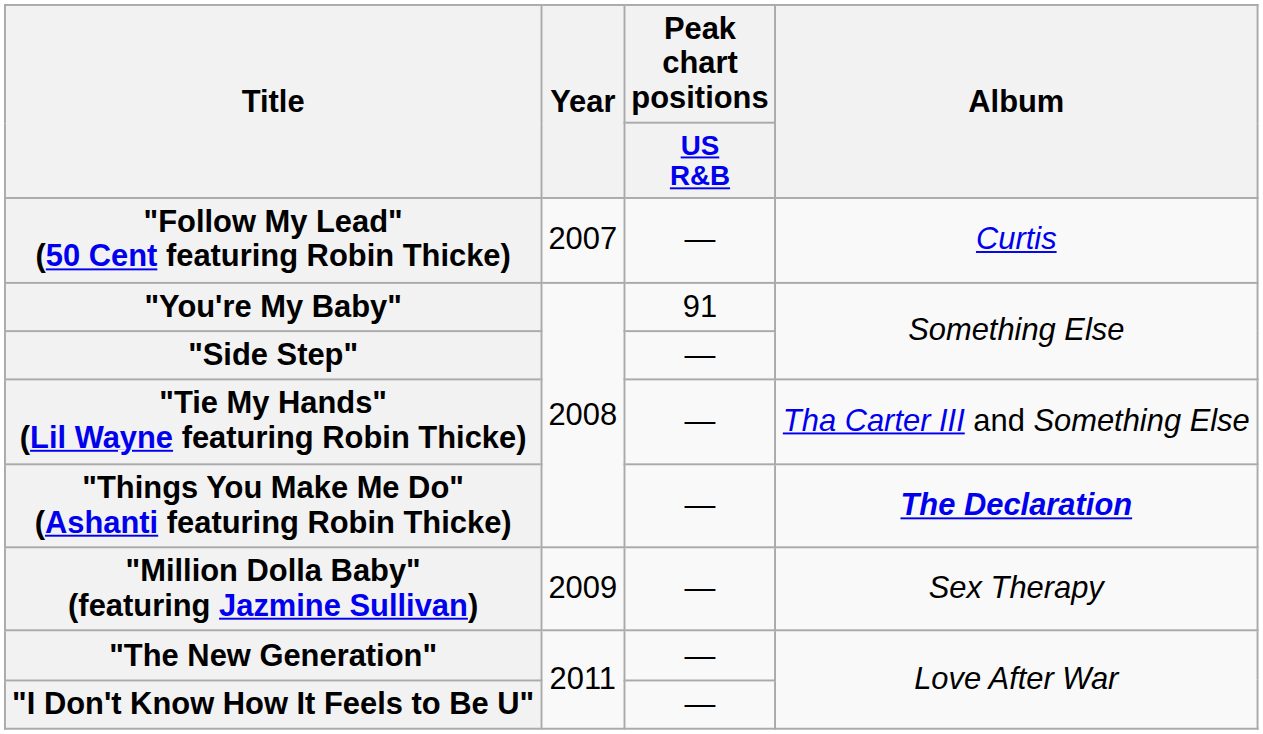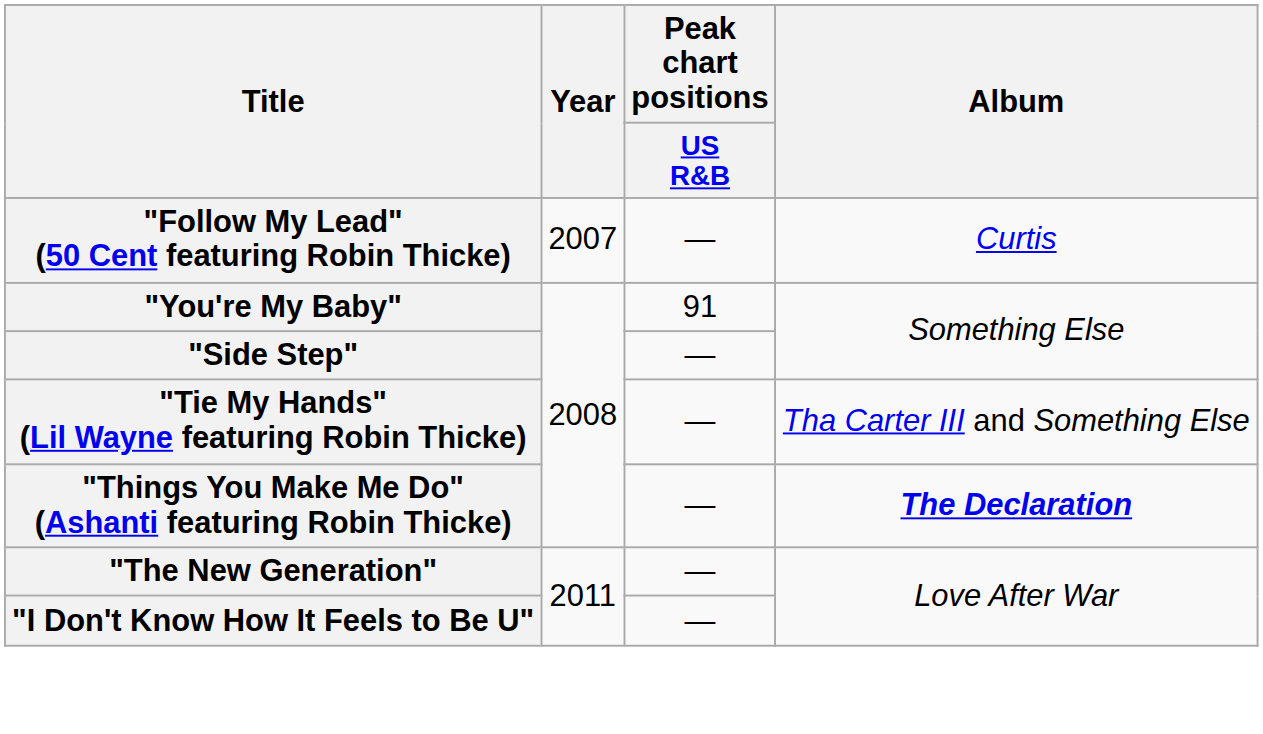- row: (273, 588)
